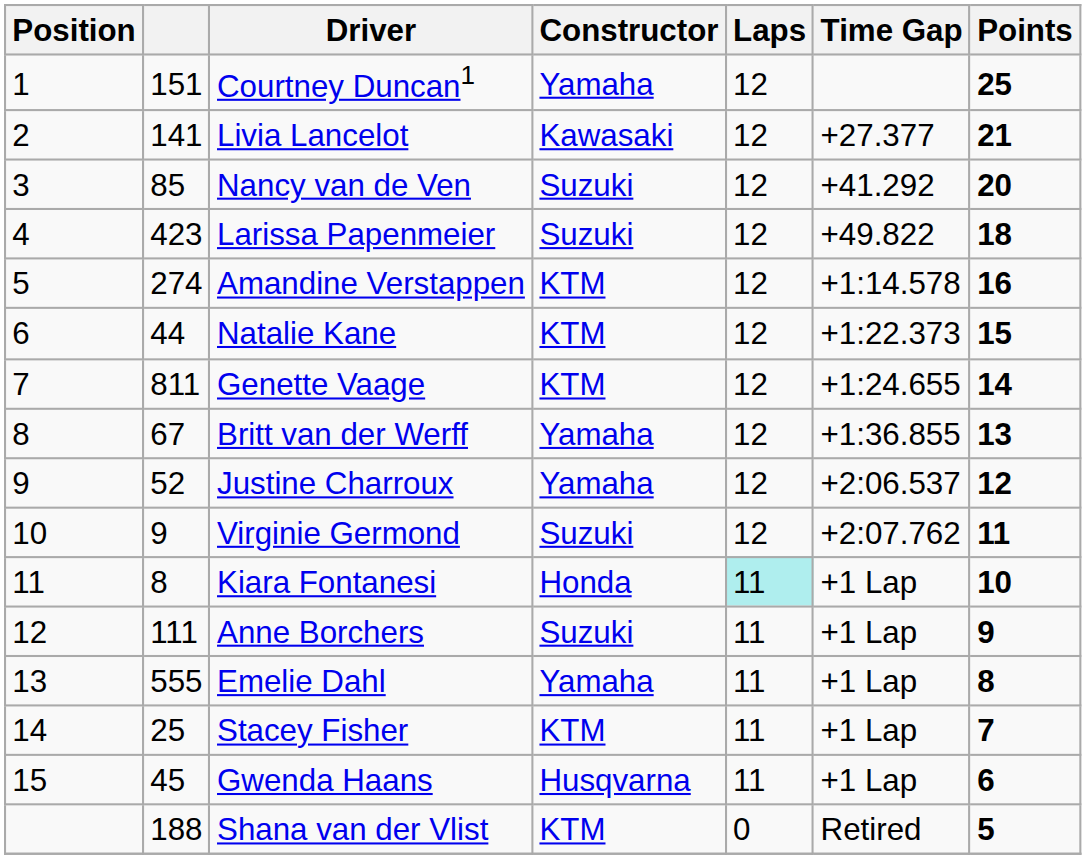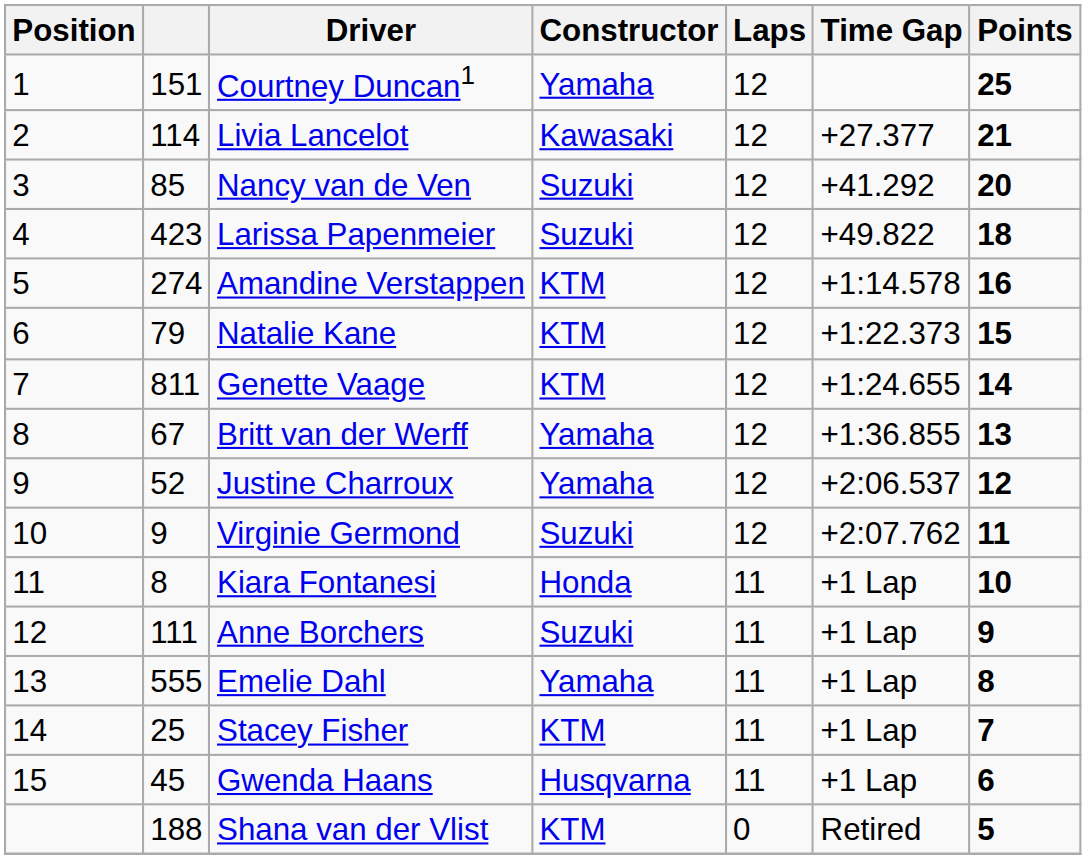(176, 135) 141 -> (175, 135) 114
(168, 334) 44 -> (168, 334) 79
(749, 582) paleturquoise background -> (749, 582) no background
